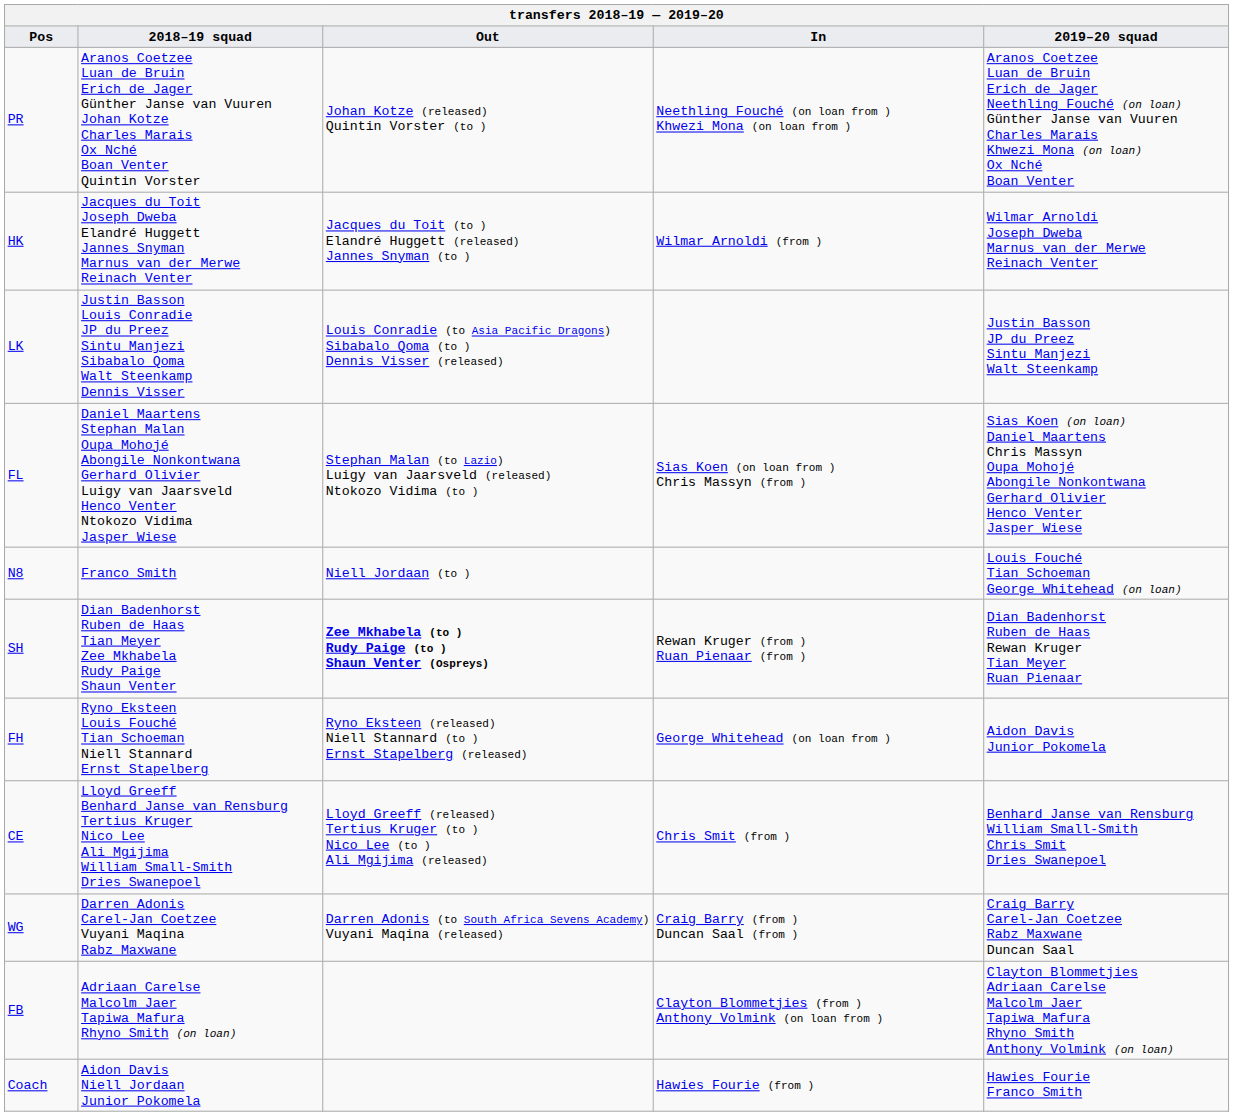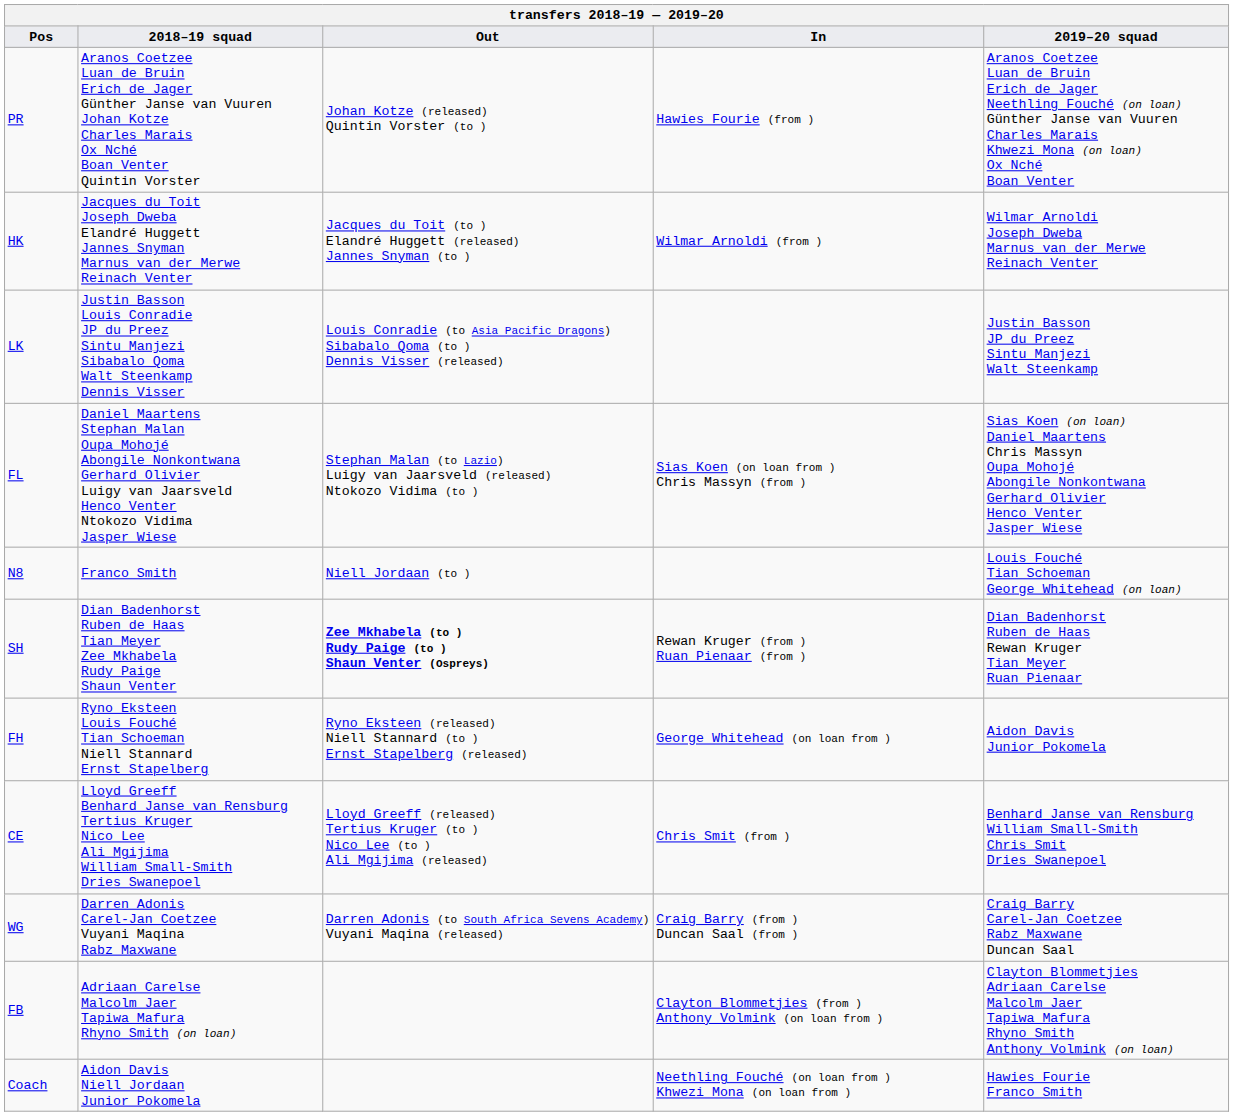(774, 120) Neethling Fouché (on loan from ) Khwezi Mona (on loan from ) -> (735, 120) Hawies Fourie (from )
(735, 1086) Hawies Fourie (from ) -> (774, 1086) Neethling Fouché (on loan from ) Khwezi Mona (on loan from )
